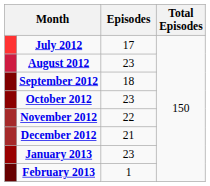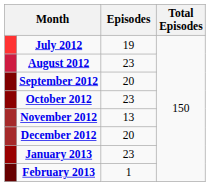(129, 44) 17 -> (129, 44) 19
(129, 81) 18 -> (129, 81) 20
(129, 117) 22 -> (129, 117) 13
(129, 136) 21 -> (129, 136) 20
